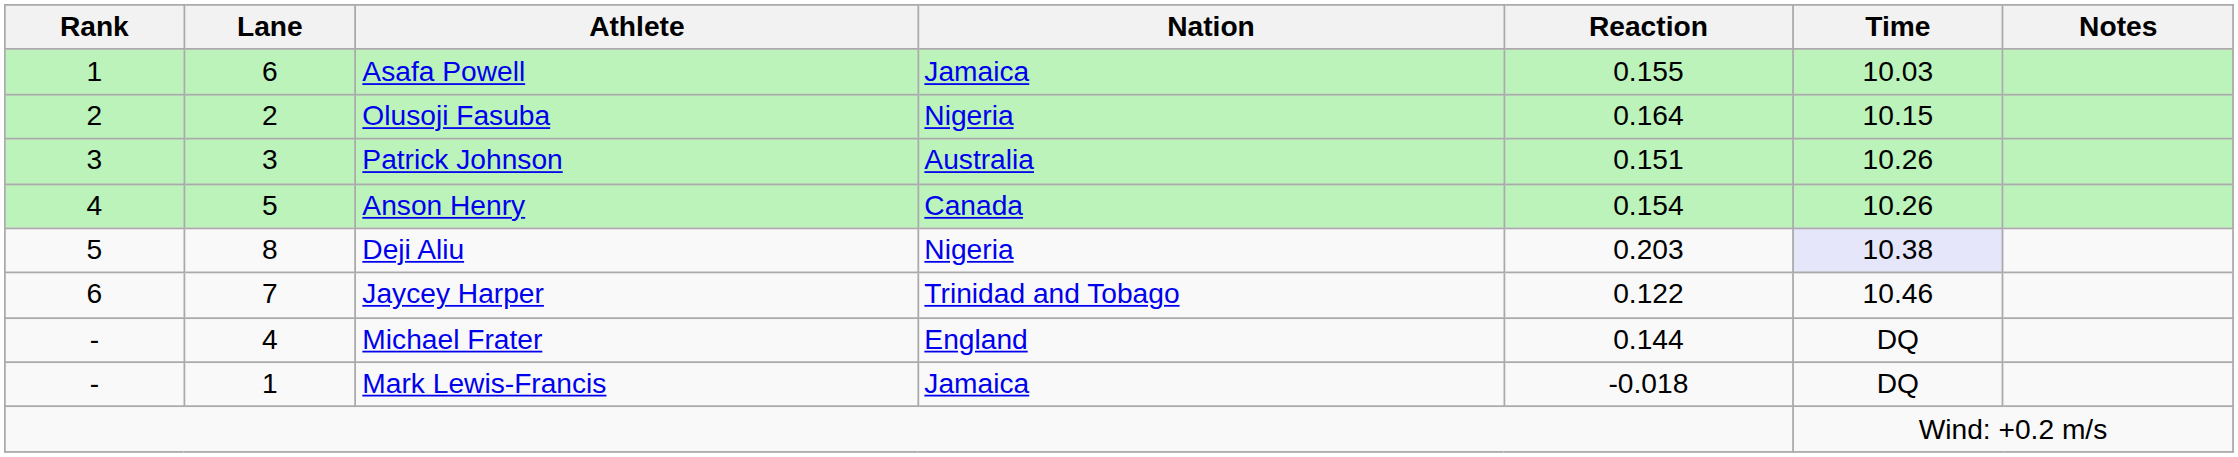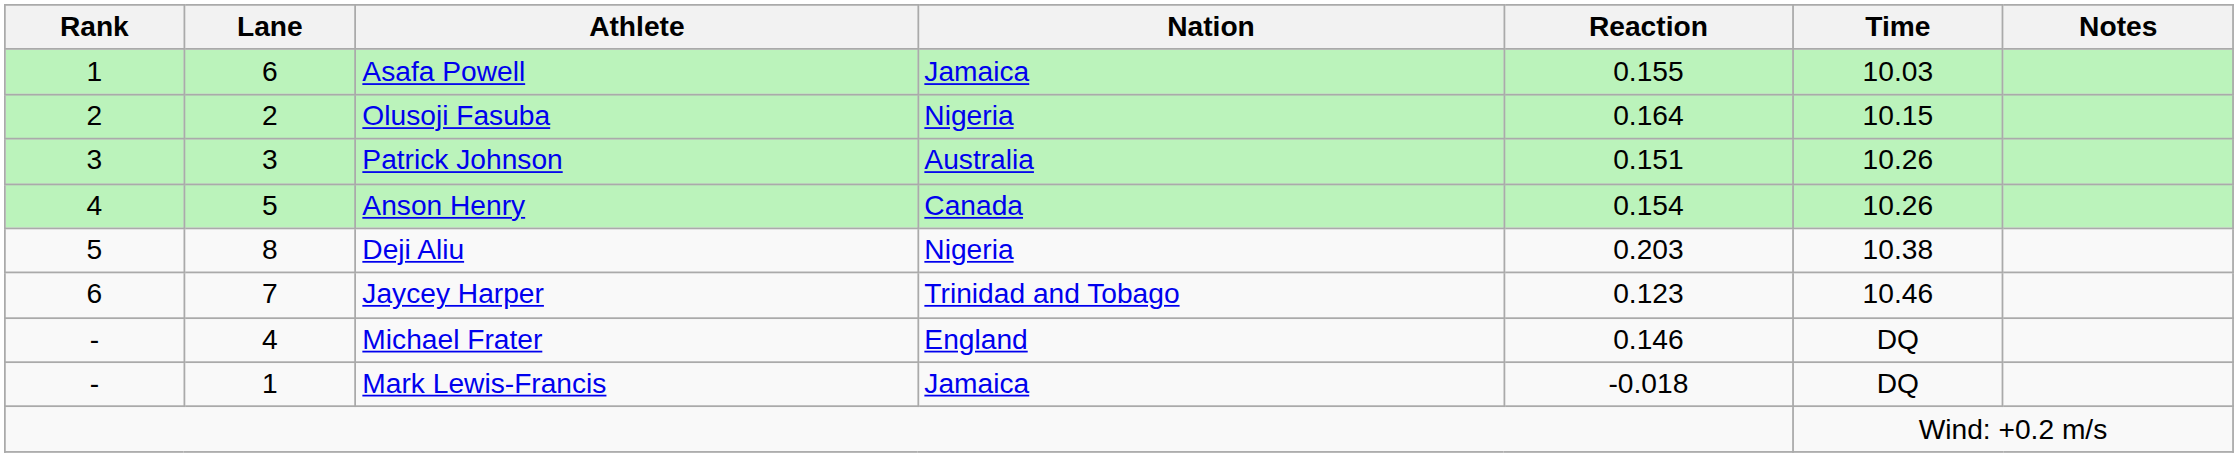(1898, 250) lavender background -> (1898, 250) no background
(1648, 294) 0.122 -> (1648, 294) 0.123
(1648, 339) 0.144 -> (1648, 339) 0.146
